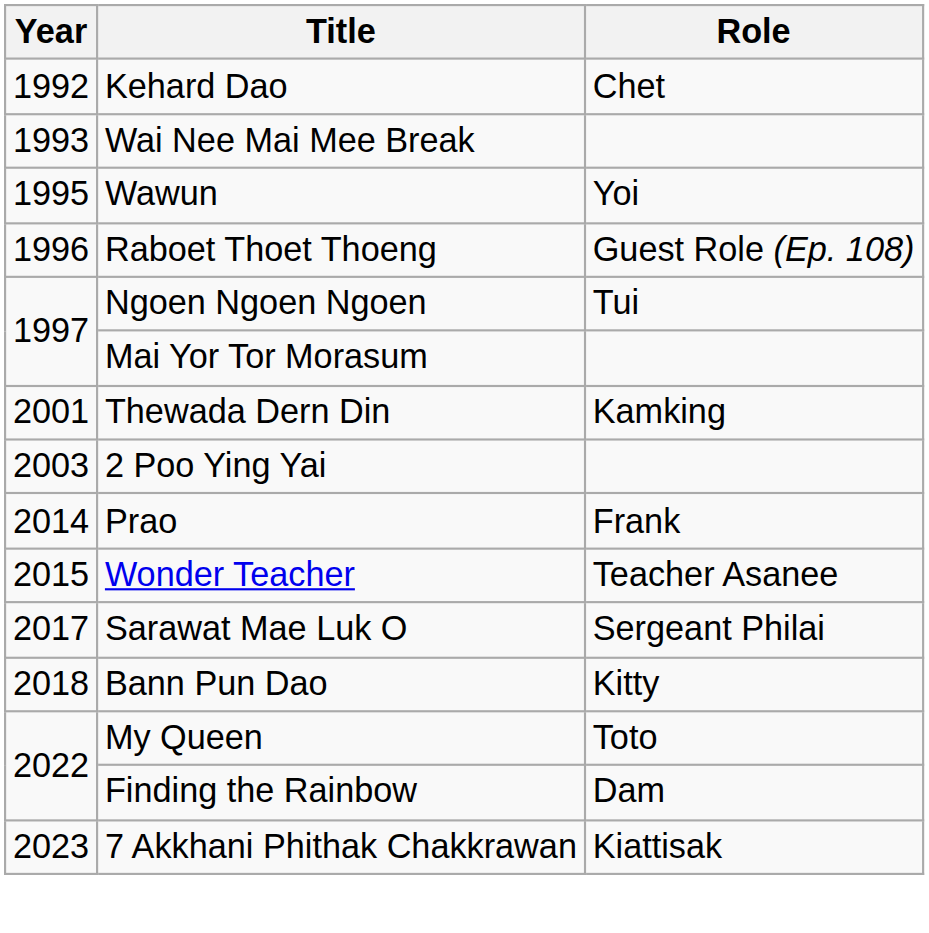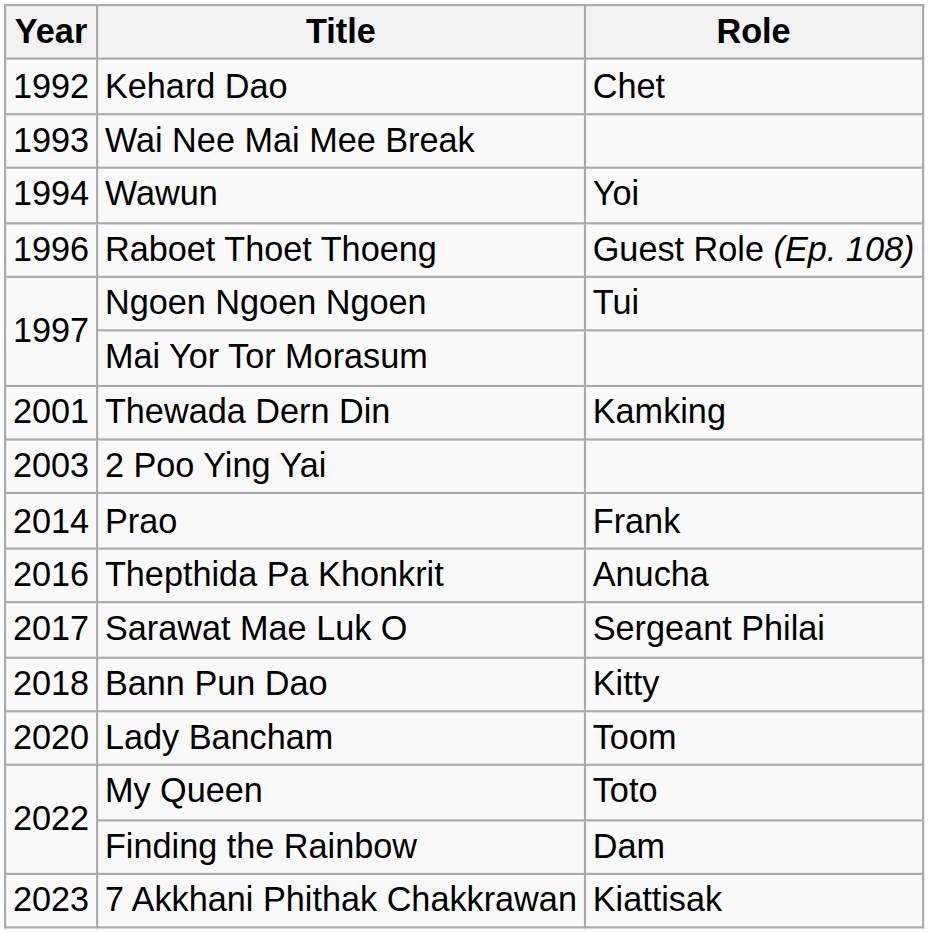(51, 194) 1995 -> (51, 194) 1994
- row: (230, 574)
+ row: (274, 574)
+ row: (219, 737)
